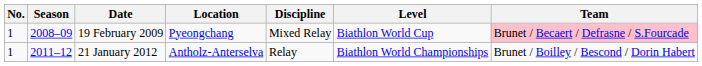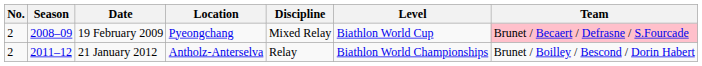(10, 33) 1 -> (10, 33) 2
(10, 52) 1 -> (10, 52) 2
